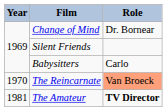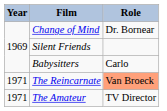(17, 81) 1970 -> (17, 81) 1971
(17, 98) 1981 -> (17, 98) 1971
(132, 98) bold -> (131, 98) normal
